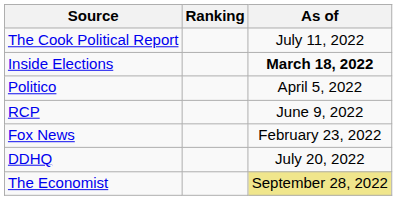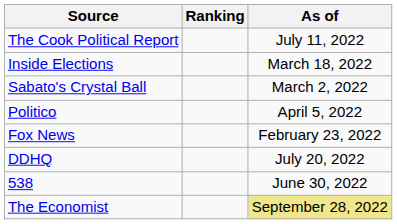(320, 64) bold -> (320, 64) normal
+ row: (77, 87)
- row: (24, 111)
+ row: (20, 183)
